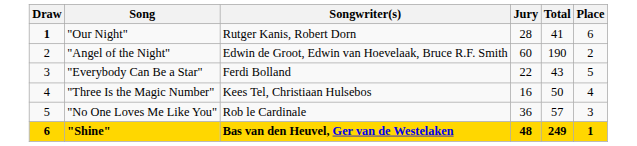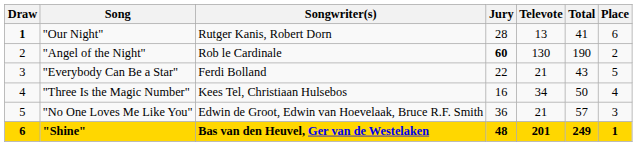+ column: (541, 14)
(365, 53) Edwin de Groot, Edwin van Hoevelaak, Bruce R.F. Smith -> (240, 53) Rob le Cardinale
(526, 53) normal -> (501, 53) bold
(264, 111) Rob le Cardinale -> (341, 111) Edwin de Groot, Edwin van Hoevelaak, Bruce R.F. Smith
